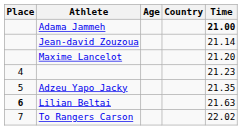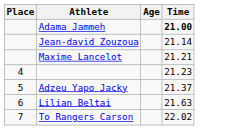- column: (184, 12)
(221, 57) 21.20 -> (178, 57) 21.21
(221, 87) 21.35 -> (178, 87) 21.37
(20, 102) bold -> (20, 102) normal
